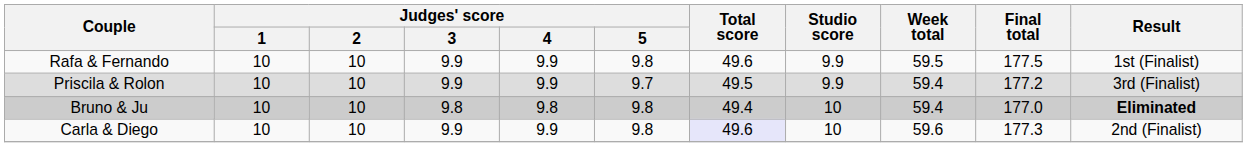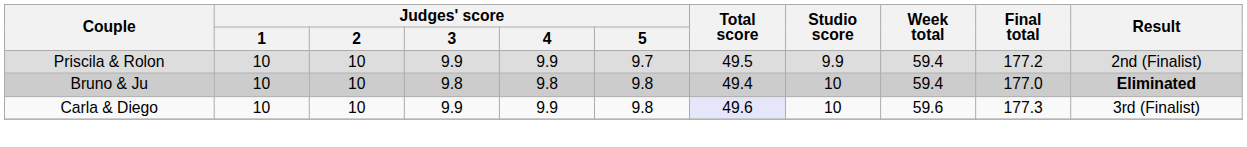- row: (109, 61)
(1156, 84) 3rd (Finalist) -> (1156, 61) 2nd (Finalist)
(1156, 130) 2nd (Finalist) -> (1156, 107) 3rd (Finalist)
